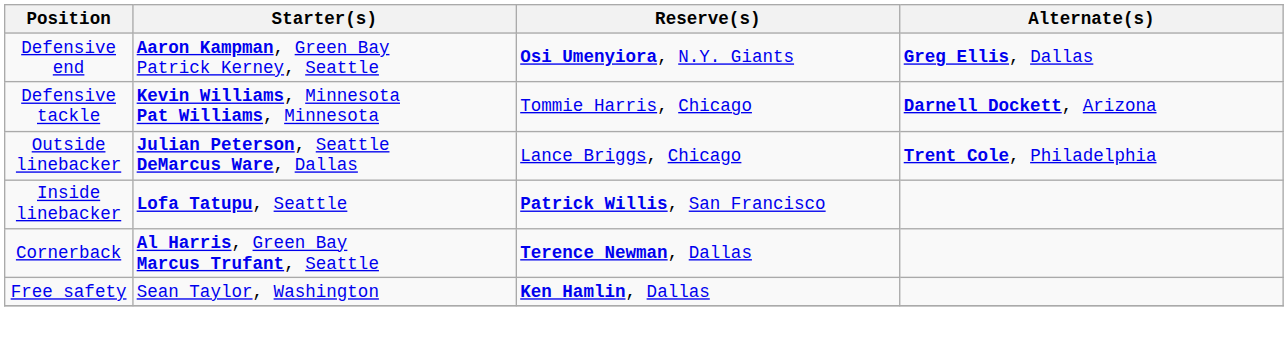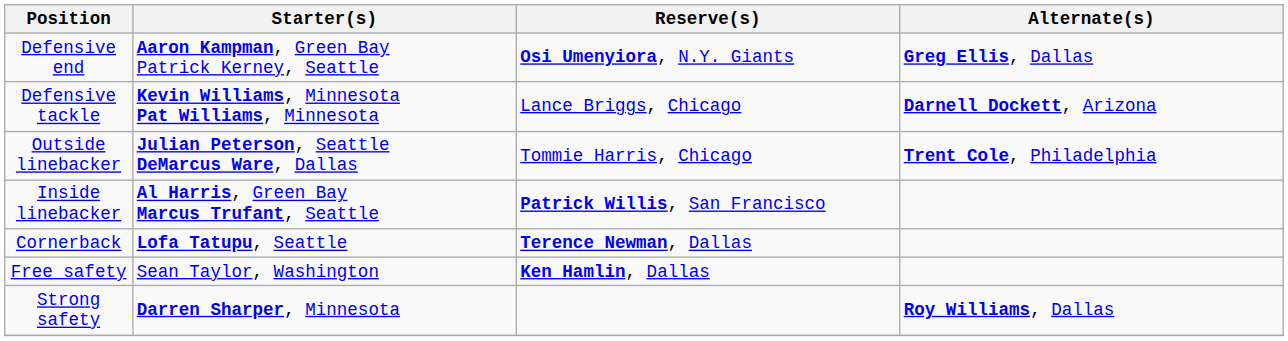(636, 107) Tommie Harris, Chicago -> (631, 107) Lance Briggs, Chicago
(631, 155) Lance Briggs, Chicago -> (636, 155) Tommie Harris, Chicago
(242, 204) Lofa Tatupu, Seattle -> (258, 204) Al Harris, Green Bay Marcus Trufant, Seattle
(258, 253) Al Harris, Green Bay Marcus Trufant, Seattle -> (242, 243) Lofa Tatupu, Seattle
+ row: (69, 310)
